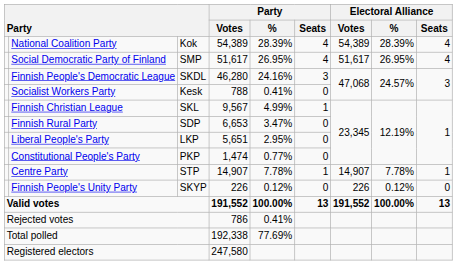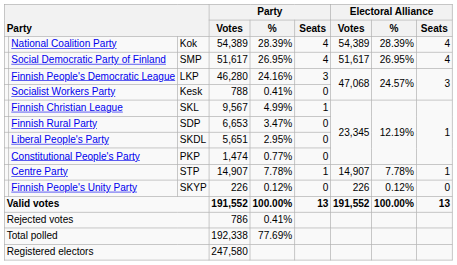(193, 76) SKDL -> (189, 76) LKP
(189, 140) LKP -> (193, 140) SKDL
